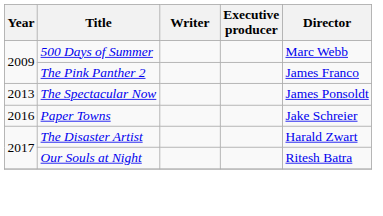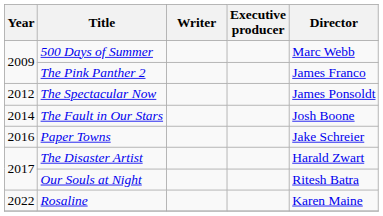(21, 94) 2013 -> (21, 94) 2012
+ row: (102, 115)
+ row: (64, 200)
